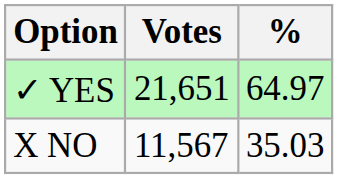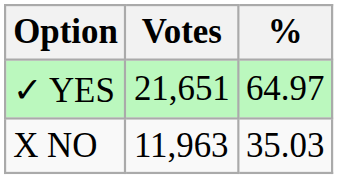(181, 144) 11,567 -> (181, 144) 11,963
